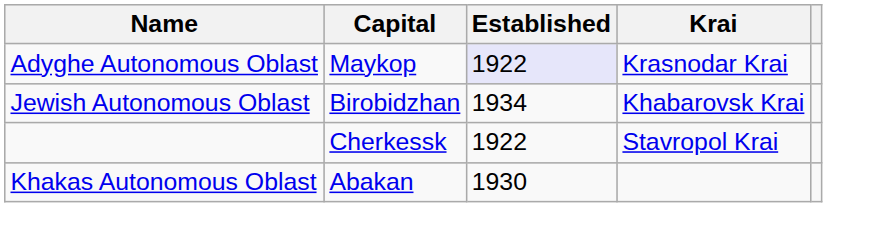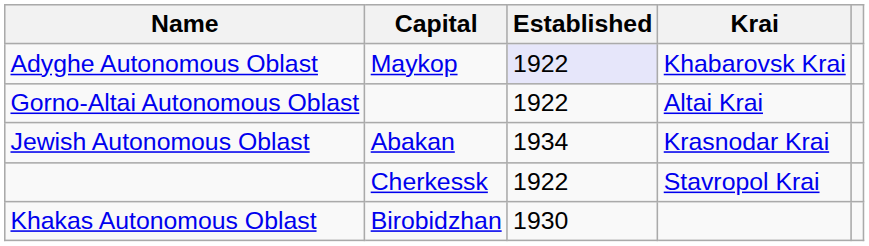(705, 63) Krasnodar Krai -> (755, 63) Khabarovsk Krai
+ row: (185, 102)
(395, 102) Birobidzhan -> (413, 142) Abakan
(713, 102) Khabarovsk Krai -> (746, 142) Krasnodar Krai
(371, 181) Abakan -> (436, 220) Birobidzhan
